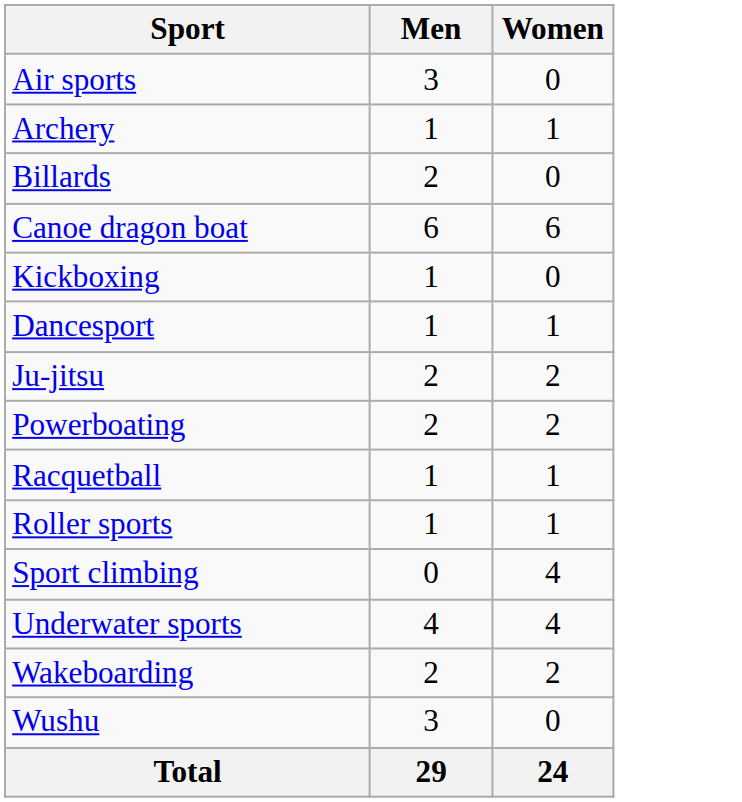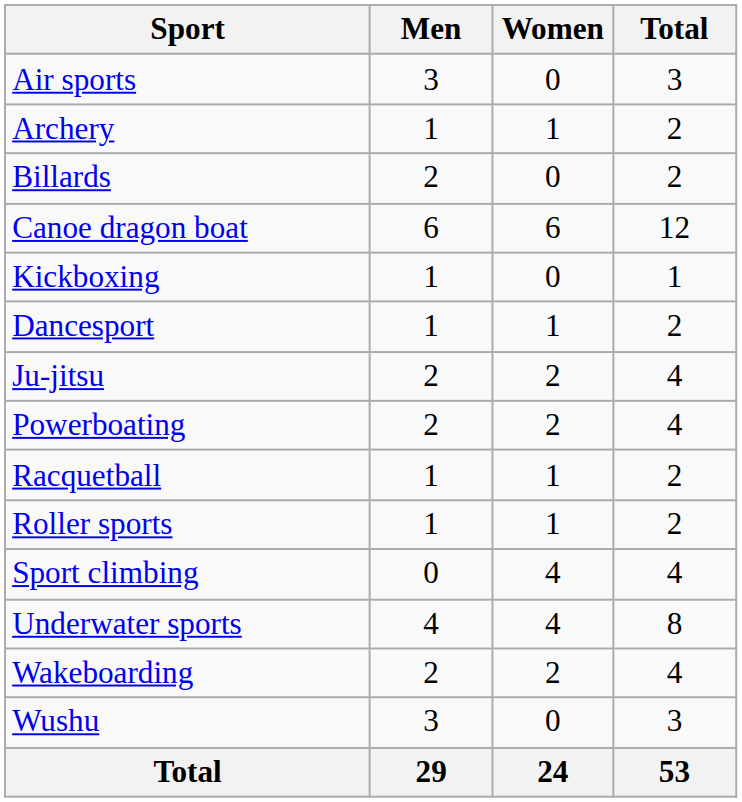+ column: (674, 29)
